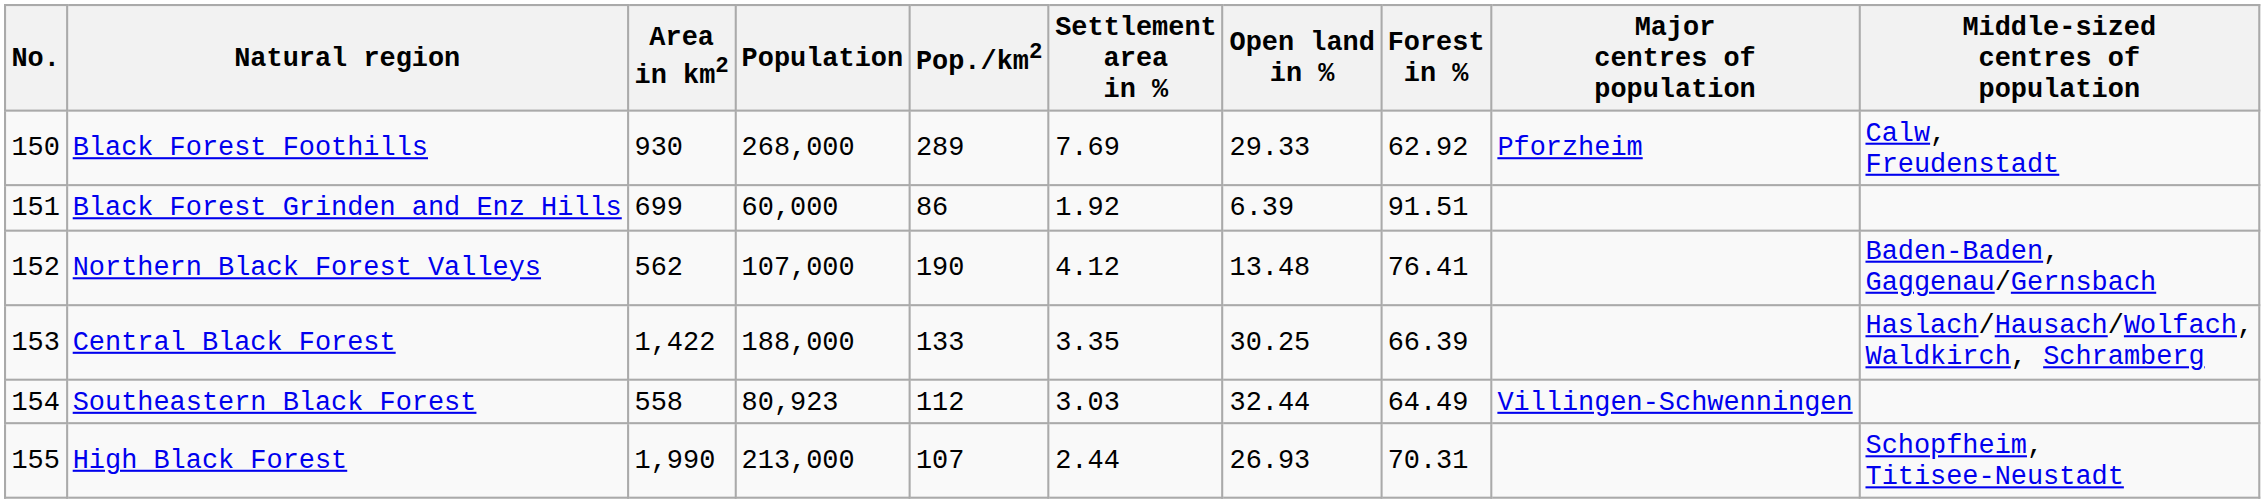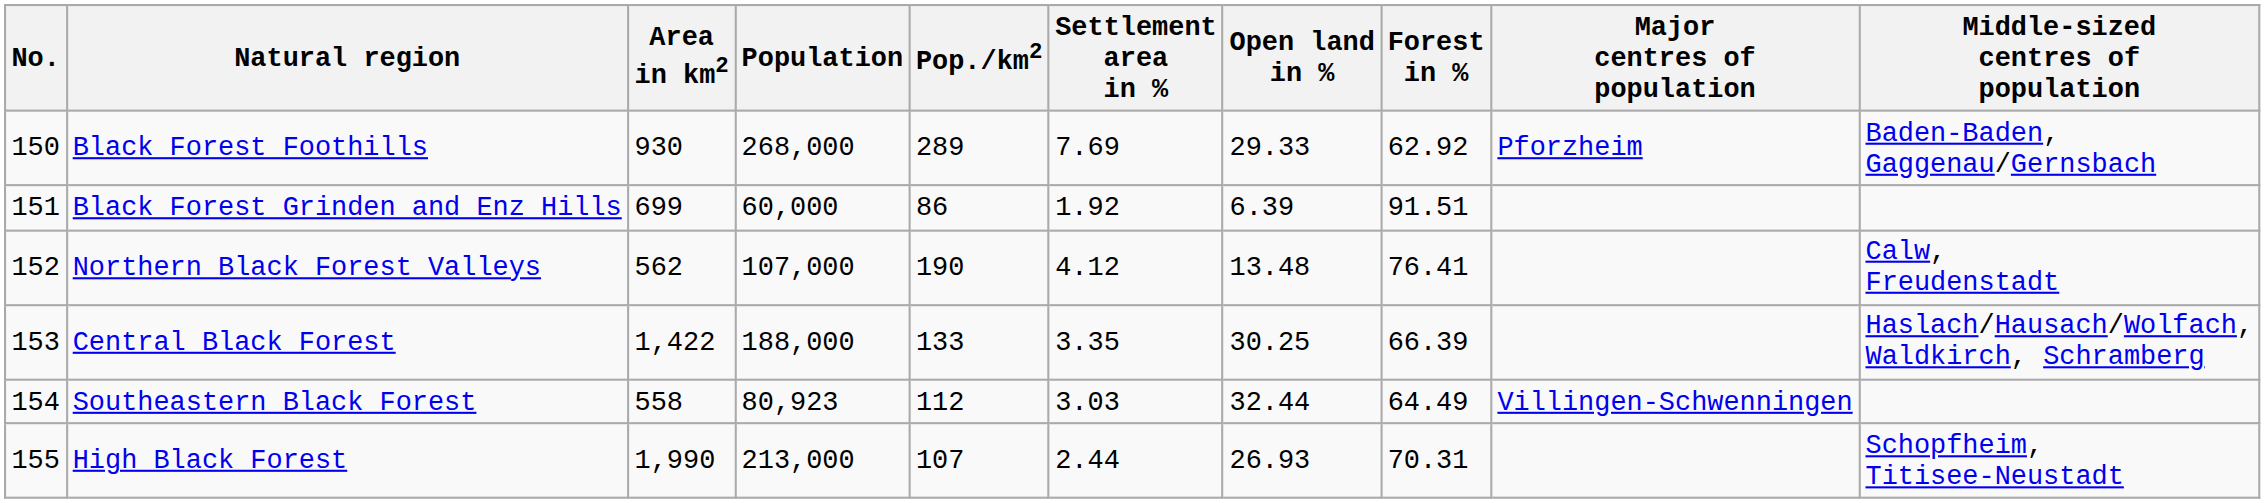(1962, 148) Calw, Freudenstadt -> (2011, 148) Baden-Baden, Gaggenau/Gernsbach
(2011, 267) Baden-Baden, Gaggenau/Gernsbach -> (1962, 267) Calw, Freudenstadt
